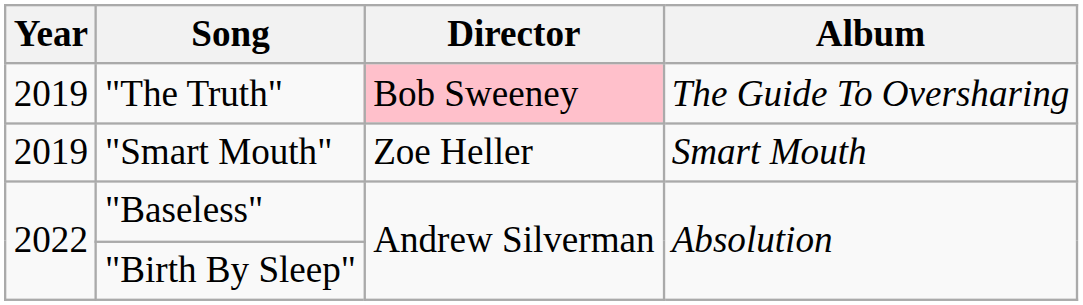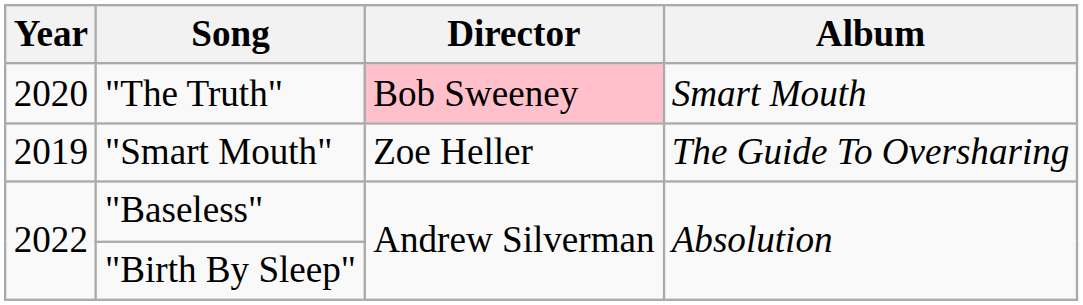(51, 92) 2019 -> (51, 92) 2020
(871, 92) The Guide To Oversharing -> (769, 92) Smart Mouth
(769, 151) Smart Mouth -> (871, 151) The Guide To Oversharing
